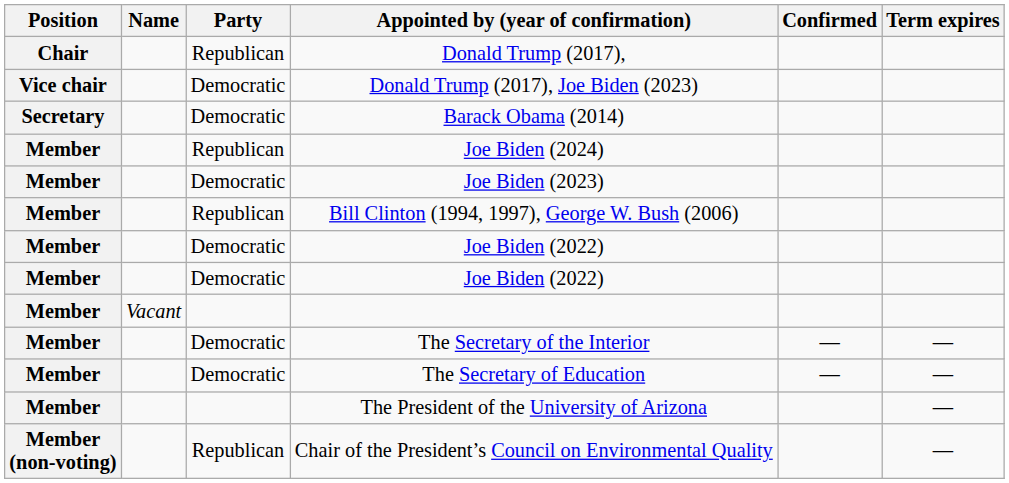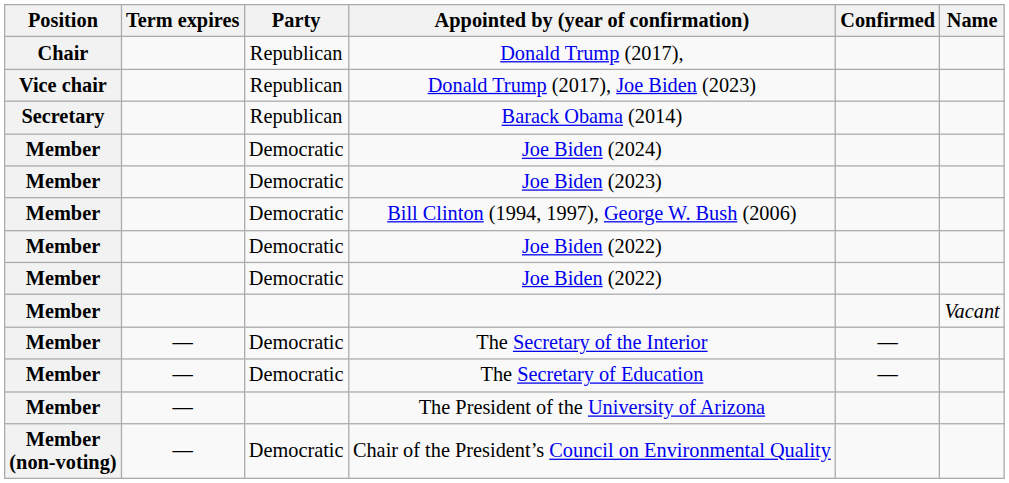columns swapped: (154, 20) <-> (943, 20)
(238, 85) Democratic -> (296, 85) Republican
(238, 117) Democratic -> (296, 117) Republican
(238, 149) Republican -> (296, 149) Democratic
(238, 213) Republican -> (296, 213) Democratic
(238, 450) Republican -> (296, 450) Democratic
